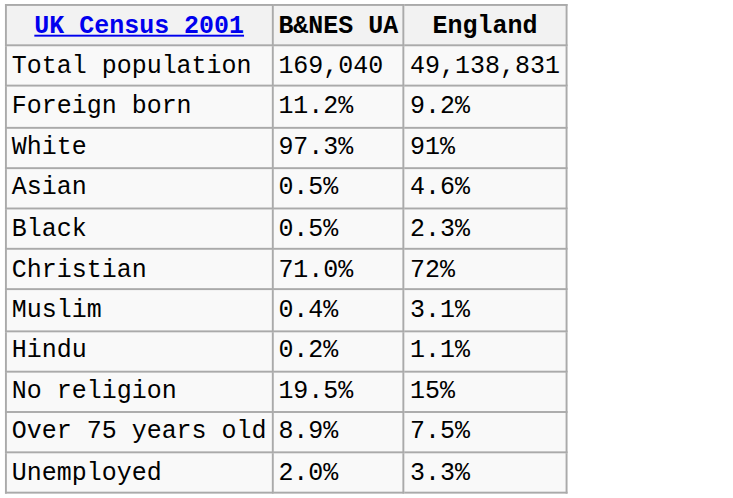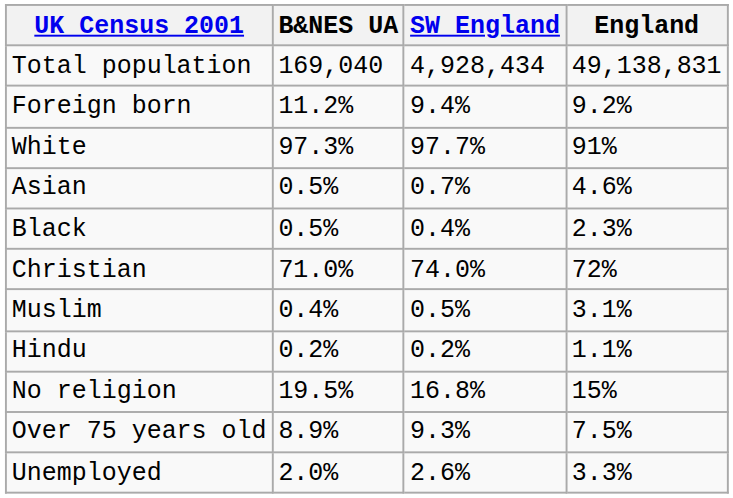+ column: (485, 25)
